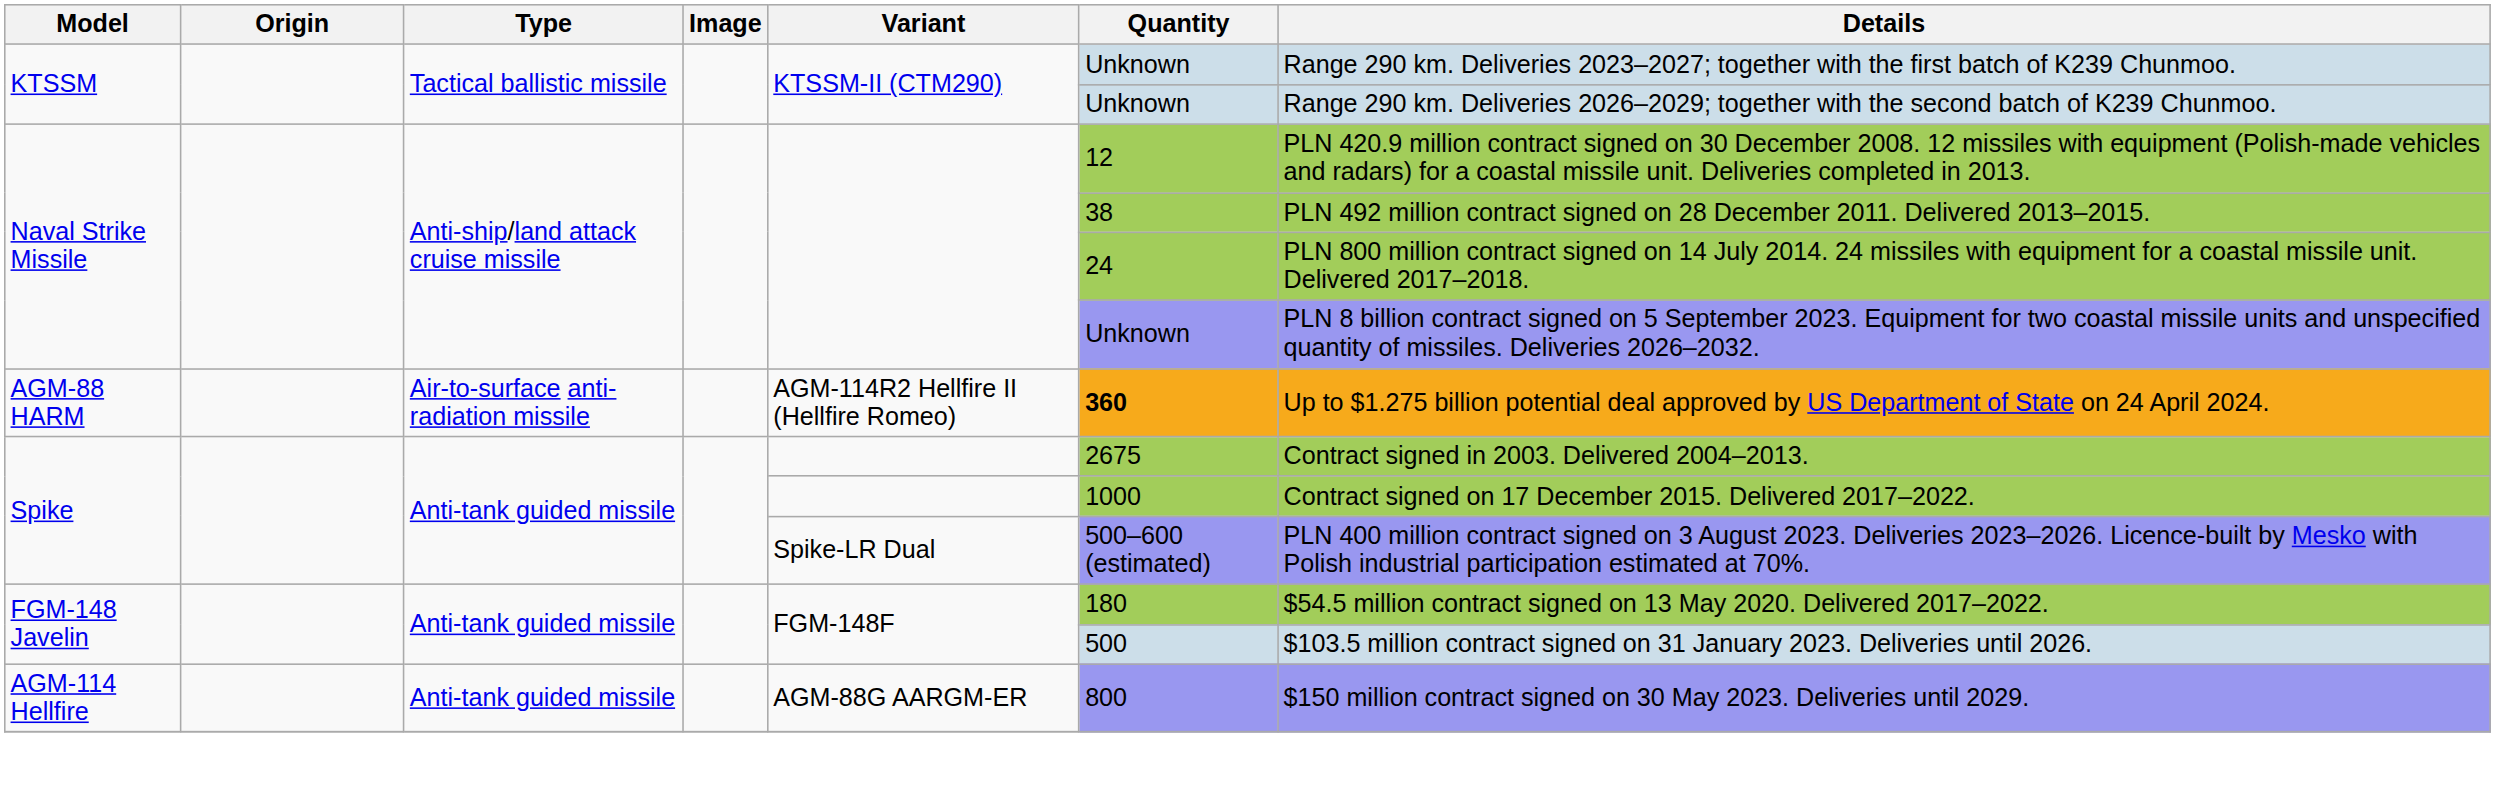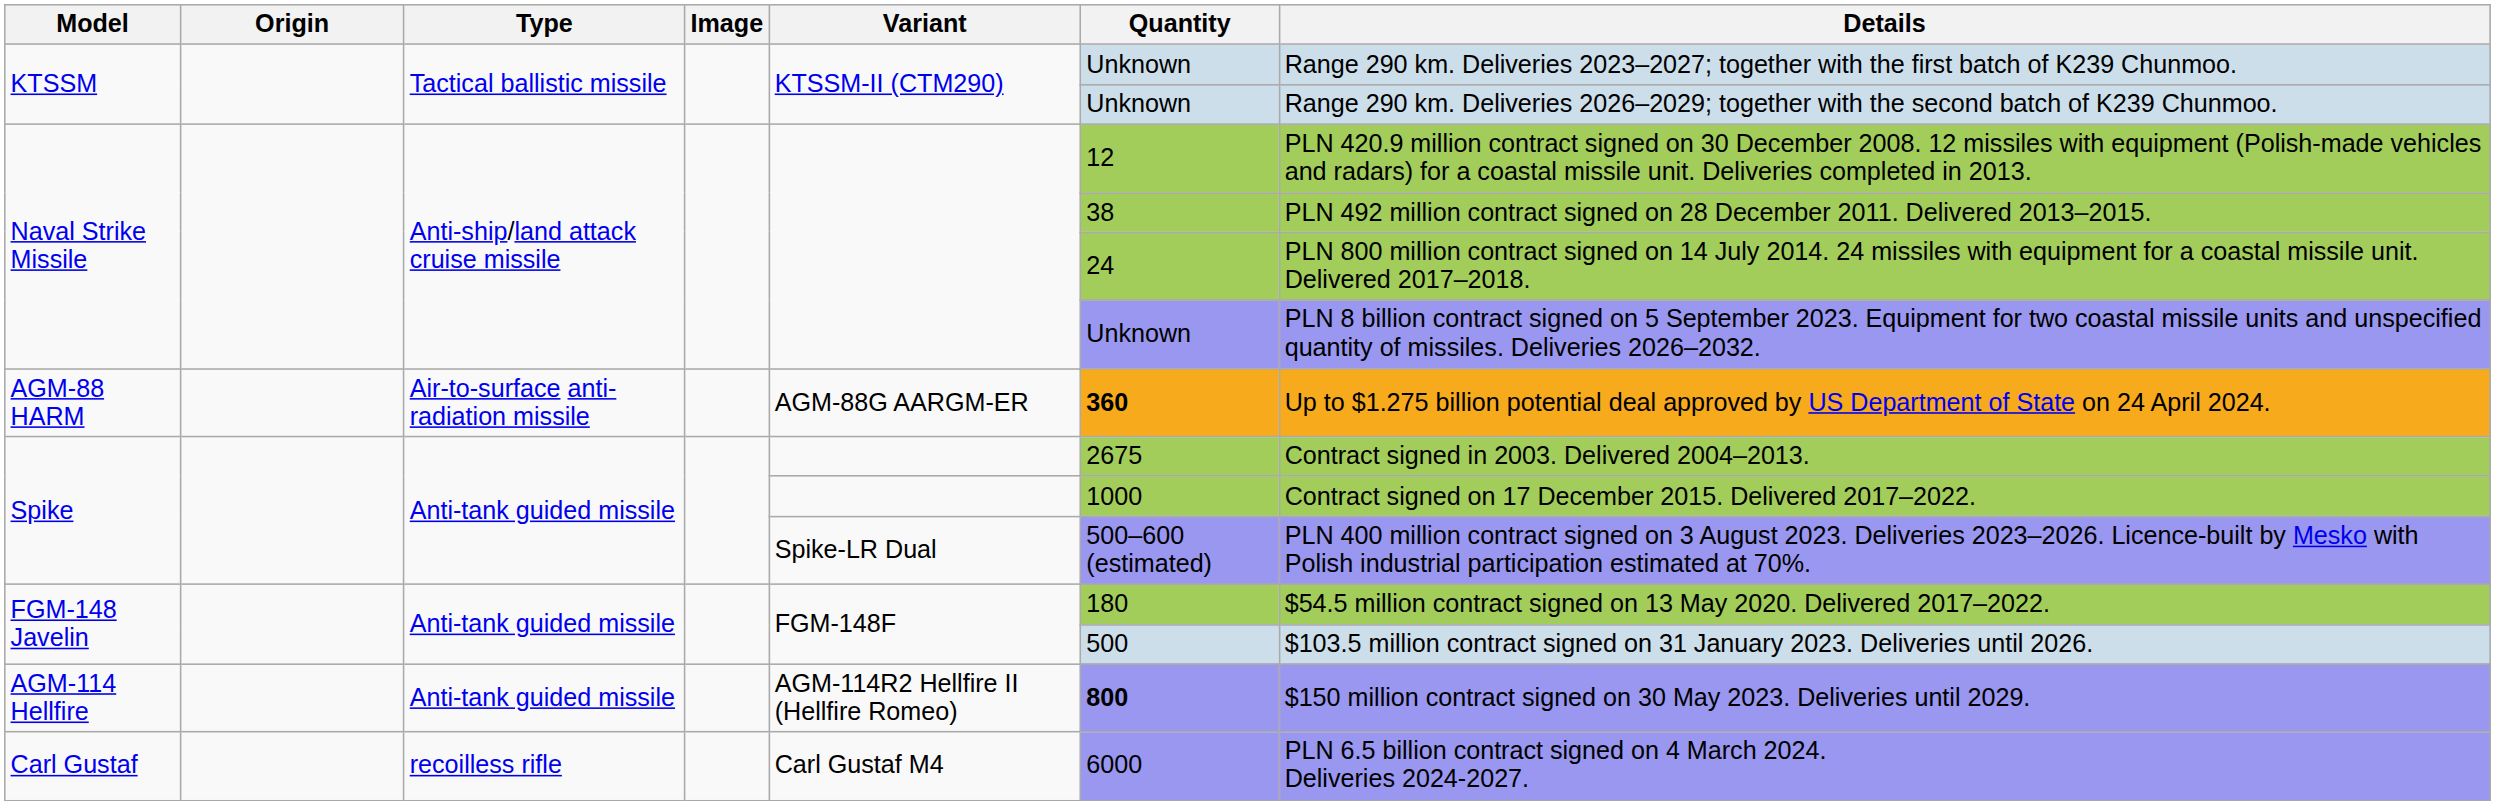(895, 402) AGM-114R2 Hellfire II (Hellfire Romeo) -> (902, 402) AGM-88G AARGM-ER
(900, 697) AGM-88G AARGM-ER -> (897, 697) AGM-114R2 Hellfire II (Hellfire Romeo)
(1106, 697) normal -> (1107, 697) bold
+ row: (74, 765)
